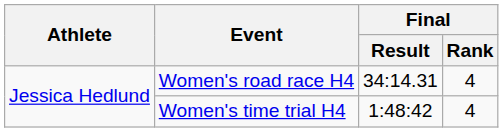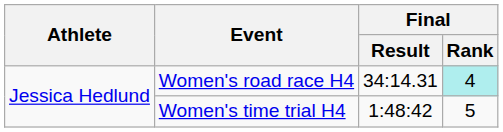(470, 80) no background -> (470, 80) paleturquoise background
(470, 111) 4 -> (470, 111) 5
